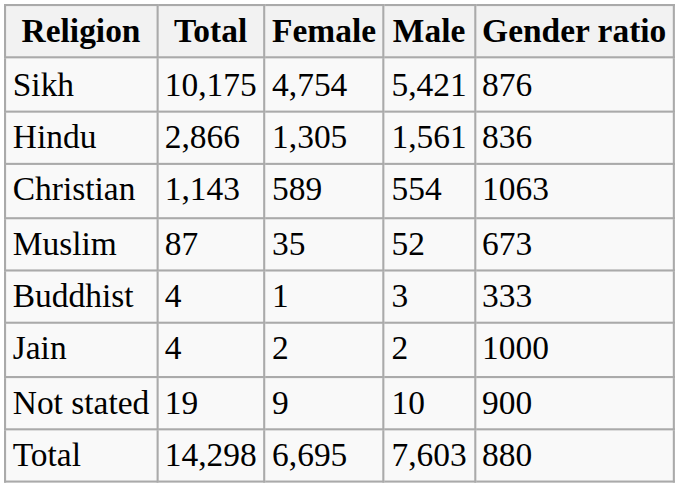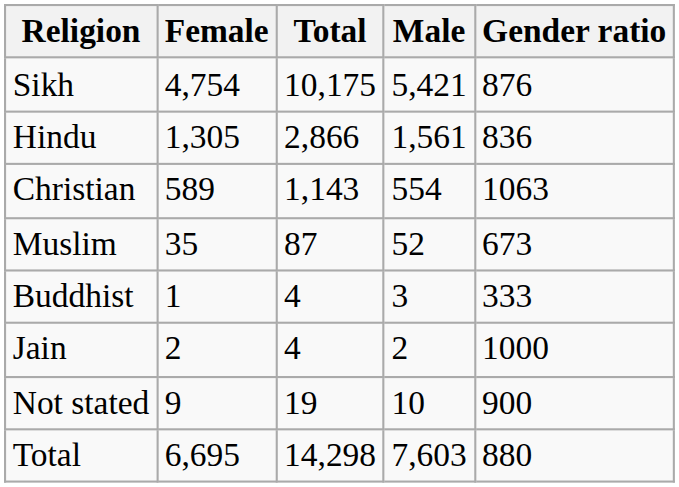columns swapped: (211, 31) <-> (324, 31)
